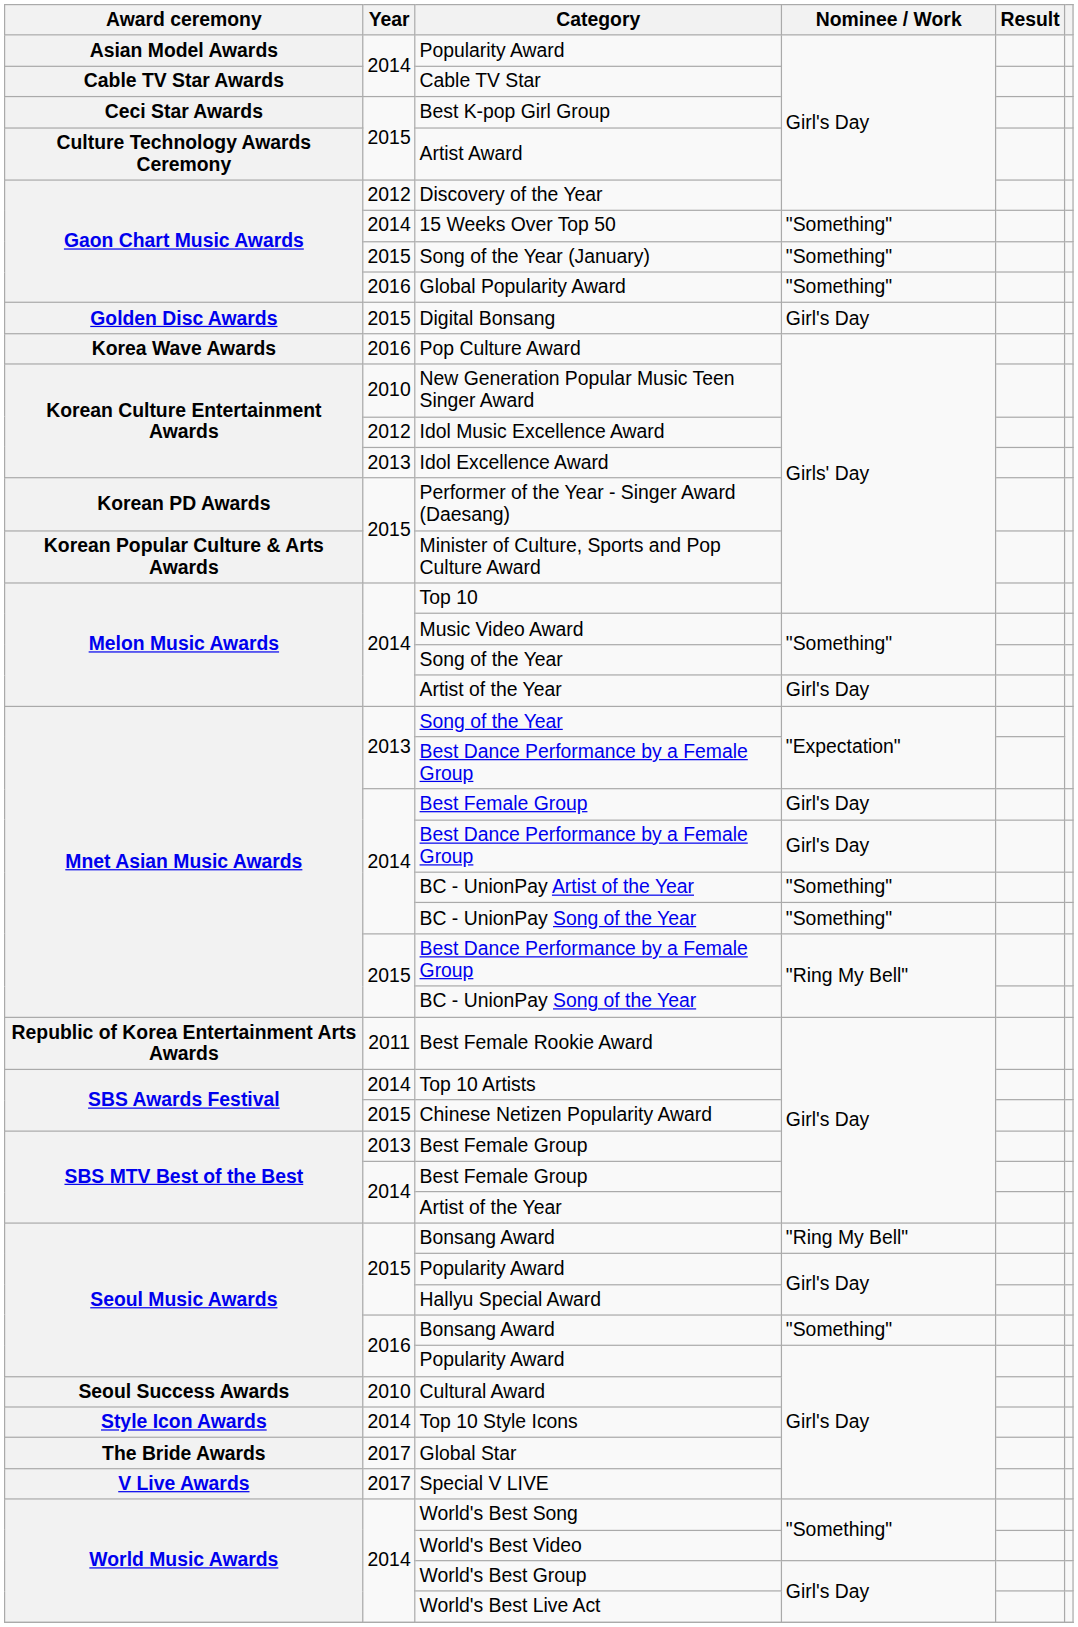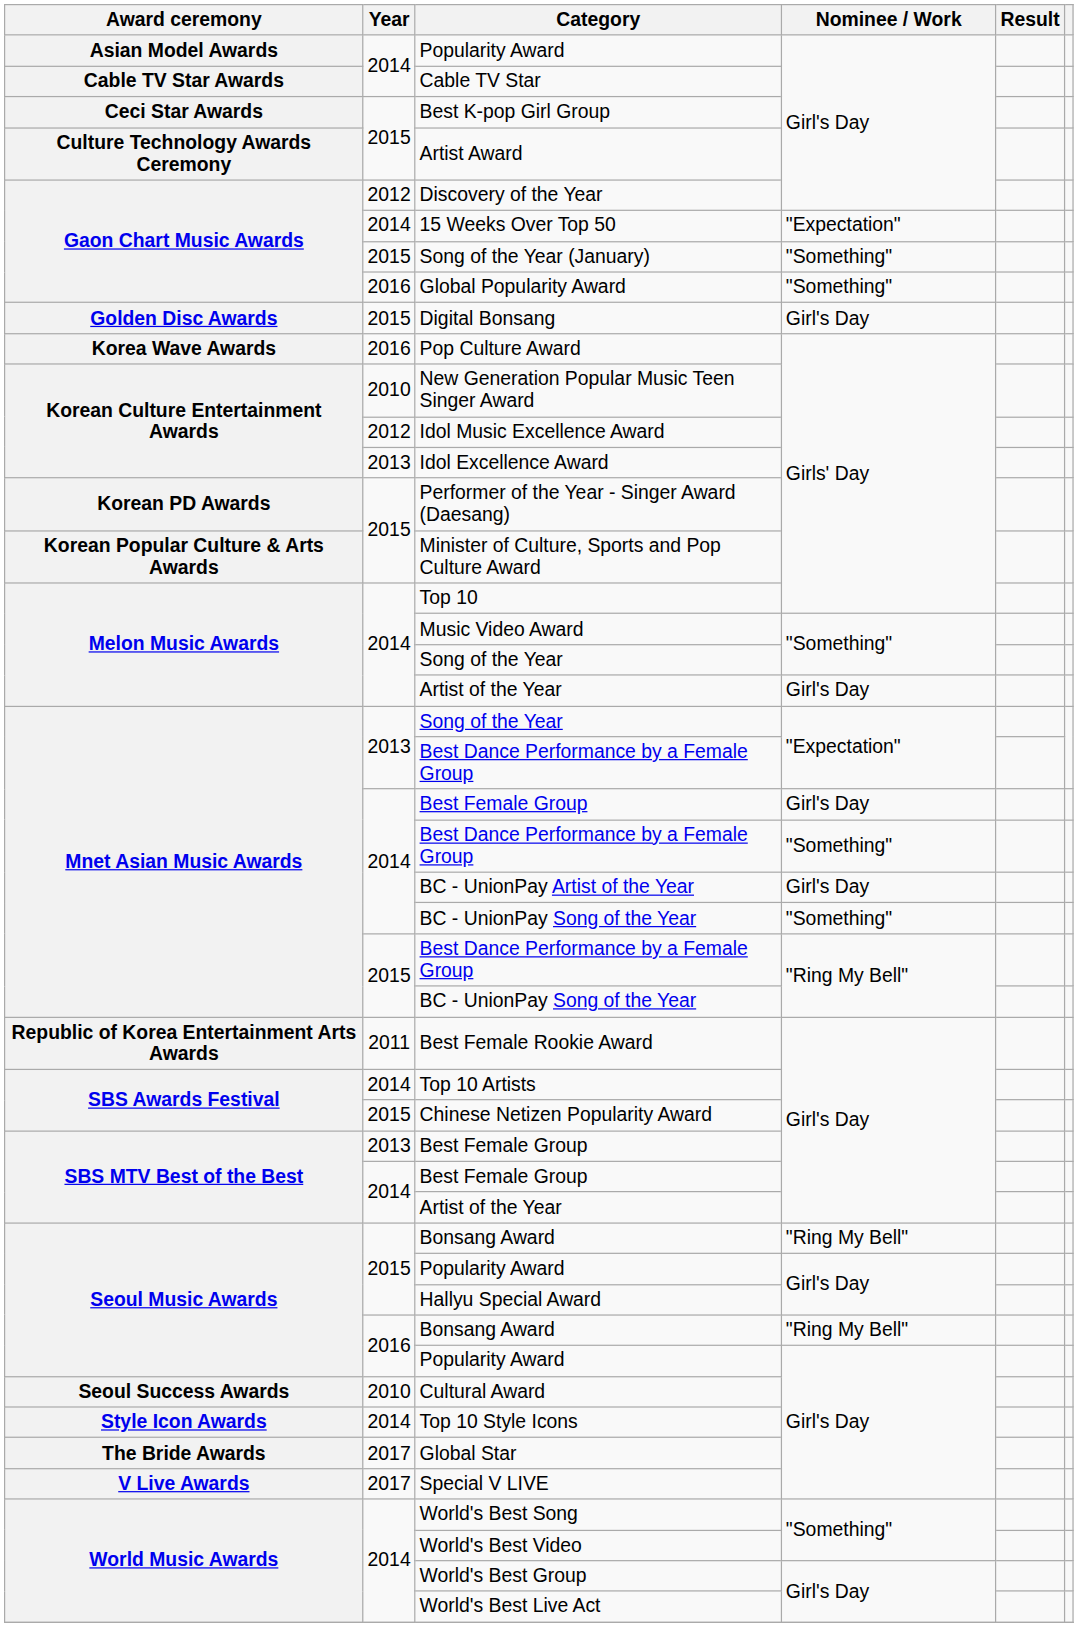(839, 225) "Something" -> (843, 225) "Expectation"
(827, 845) Girl's Day -> (839, 845) "Something"
(839, 887) "Something" -> (827, 887) Girl's Day
(839, 1330) "Something" -> (847, 1330) "Ring My Bell"
